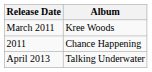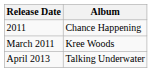rows swapped: (31, 28) <-> (16, 43)
